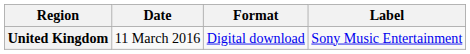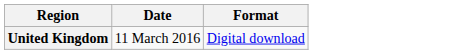- column: (387, 15)
